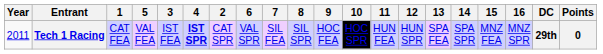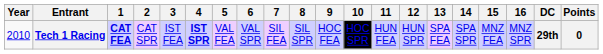columns swapped: (223, 12) <-> (145, 12)
(18, 35) 2011 -> (19, 35) 2010
(120, 35) normal -> (121, 35) bold
